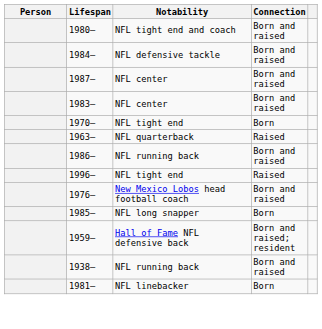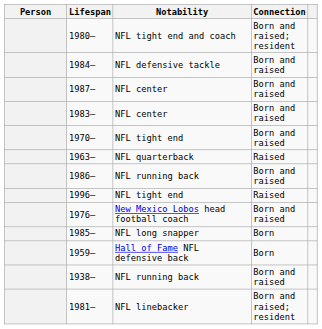(274, 31) Born and raised -> (274, 36) Born and raised; resident
(264, 123) Born -> (274, 138) Born and raised
(274, 238) Born and raised; resident -> (264, 253) Born
(264, 286) Born -> (274, 307) Born and raised; resident
